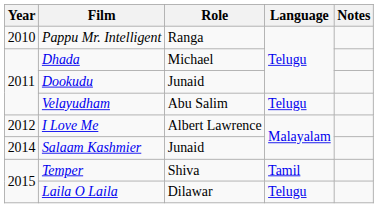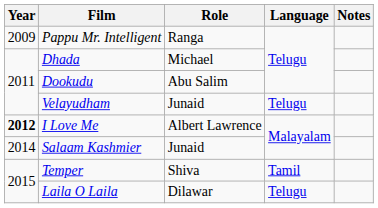(22, 37) 2010 -> (22, 37) 2009
(186, 81) Junaid -> (198, 81) Abu Salim
(198, 103) Abu Salim -> (186, 103) Junaid
(22, 125) normal -> (22, 125) bold
